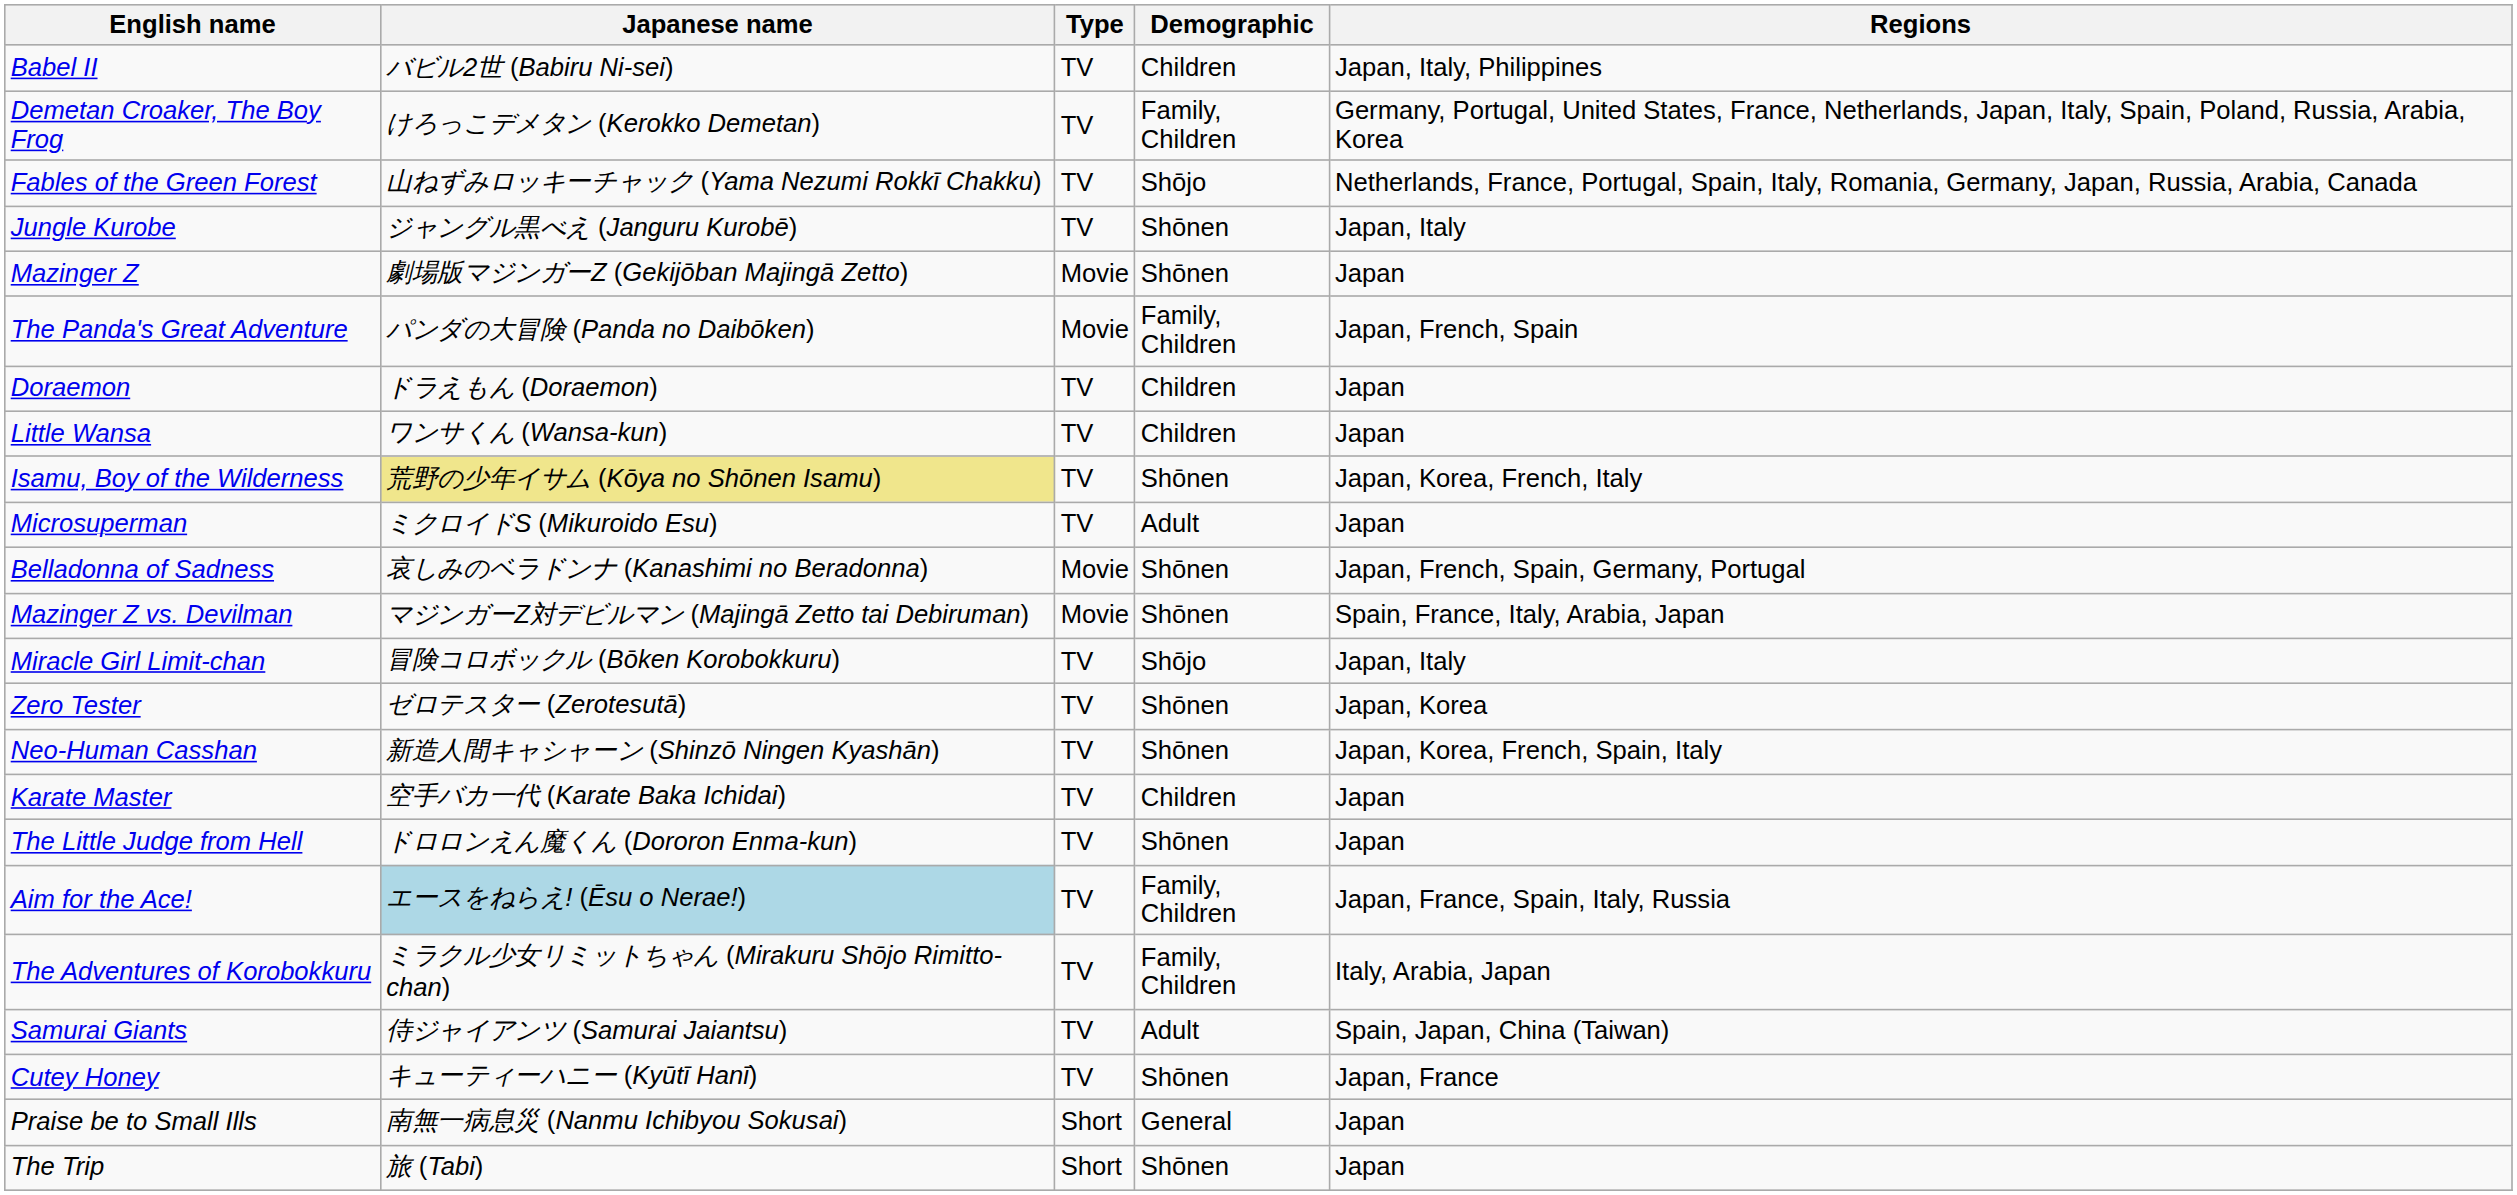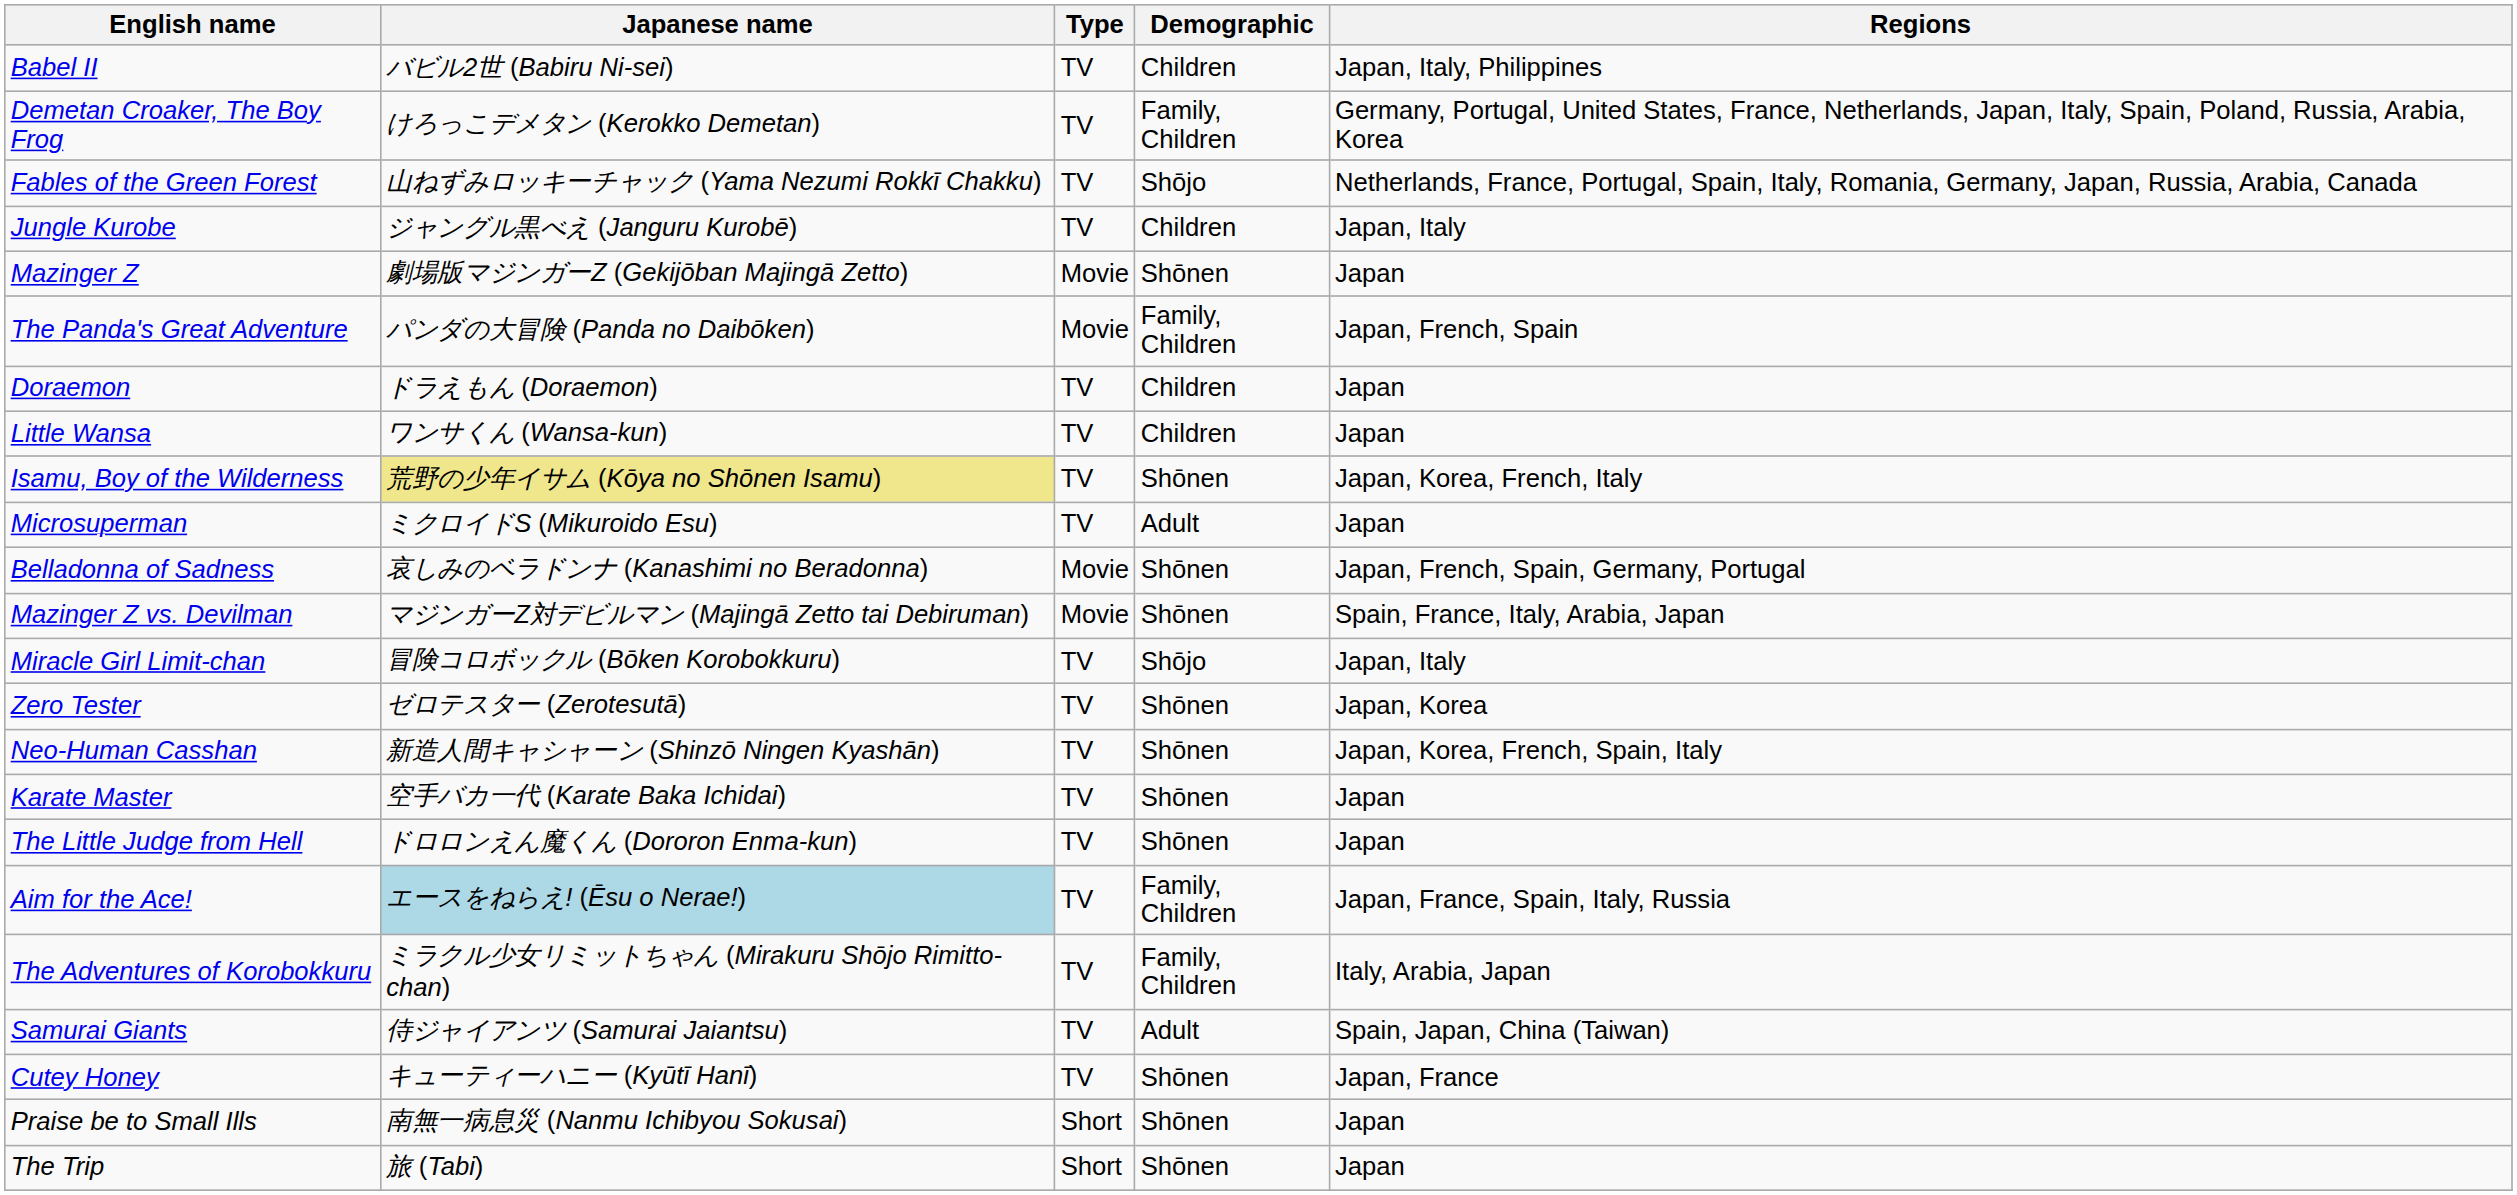(1185, 228) Shōnen -> (1188, 228) Children
(1188, 796) Children -> (1185, 796) Shōnen
(1186, 1122) General -> (1185, 1122) Shōnen
